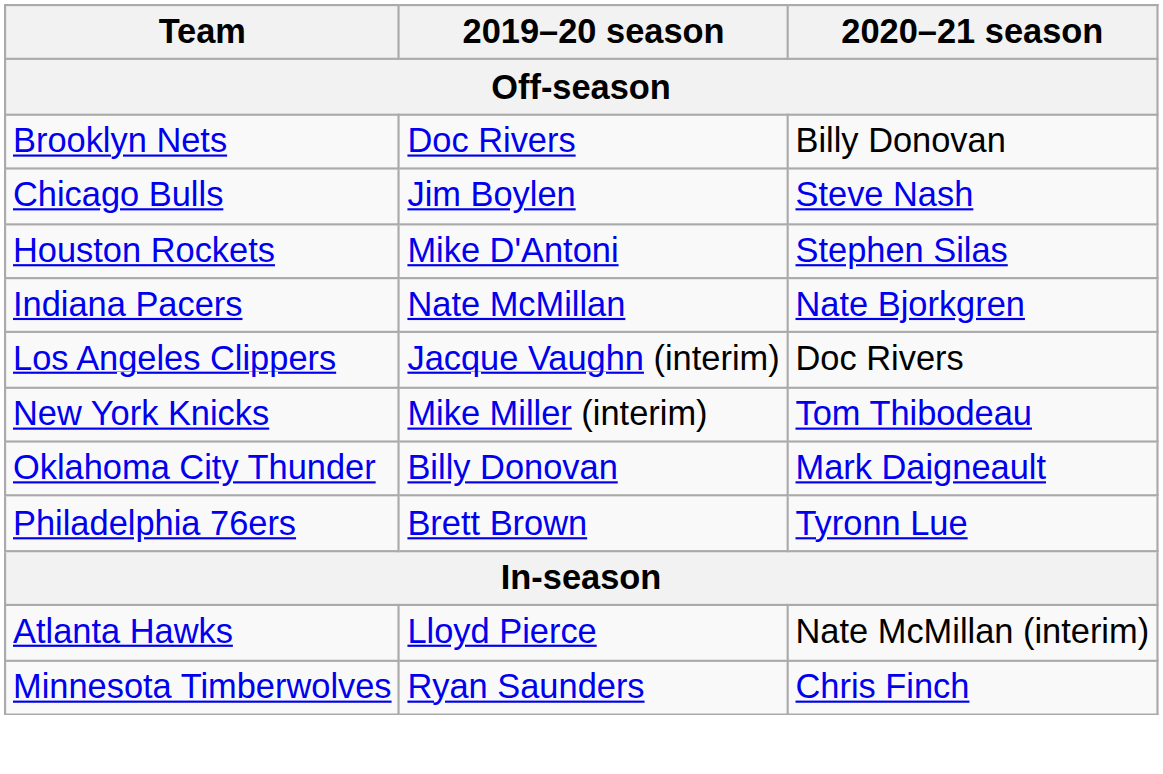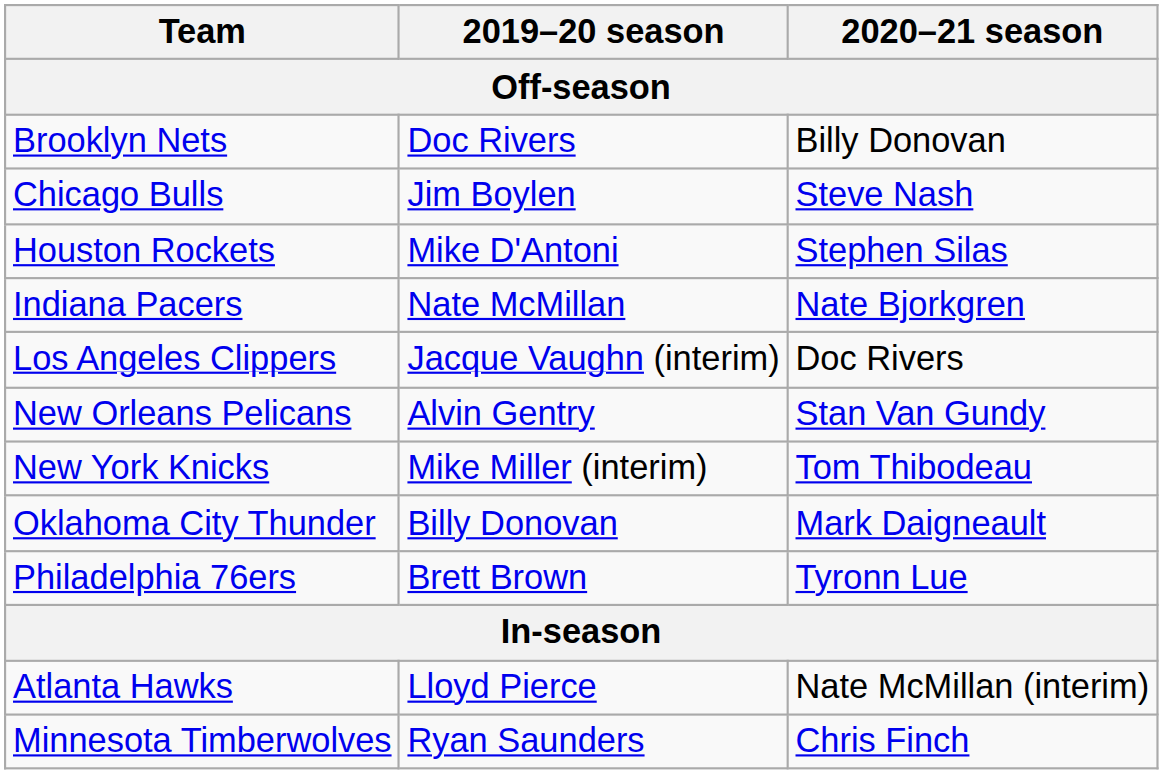+ row: (182, 413)
